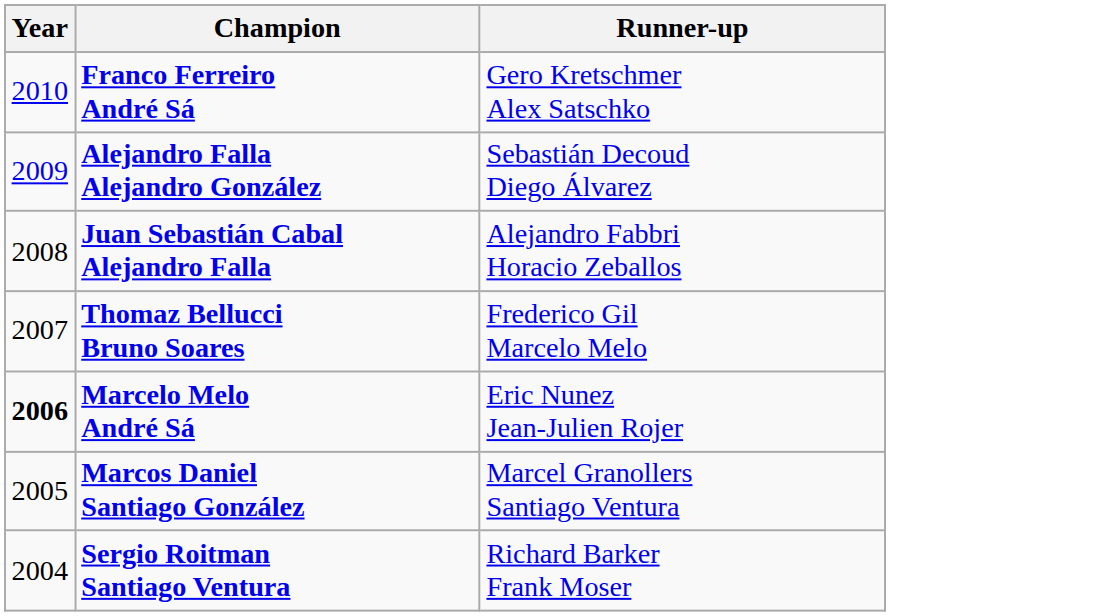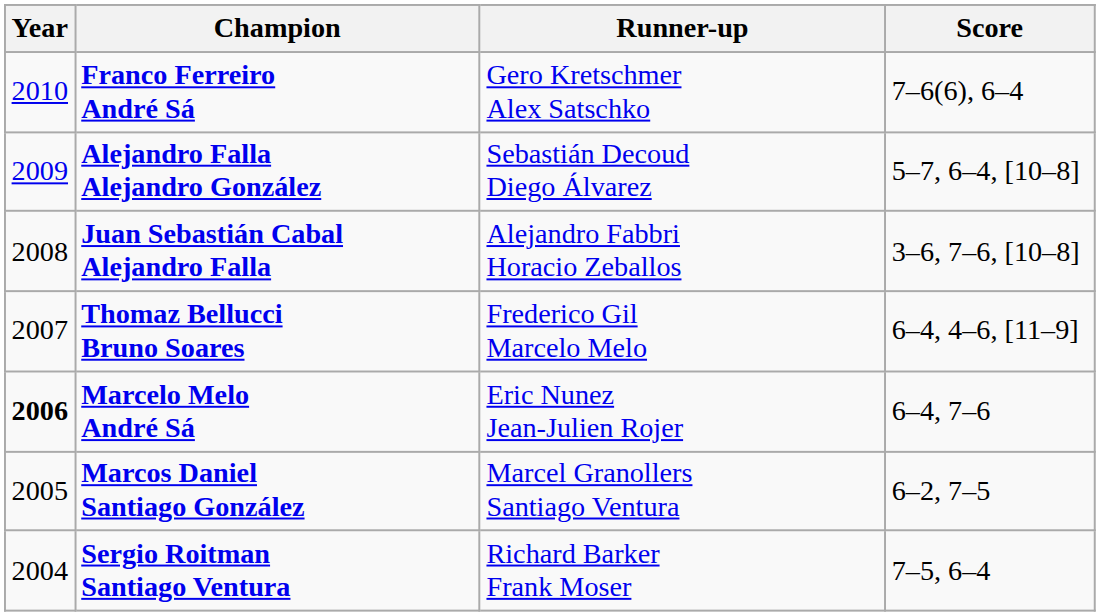+ column: (990, 28)
